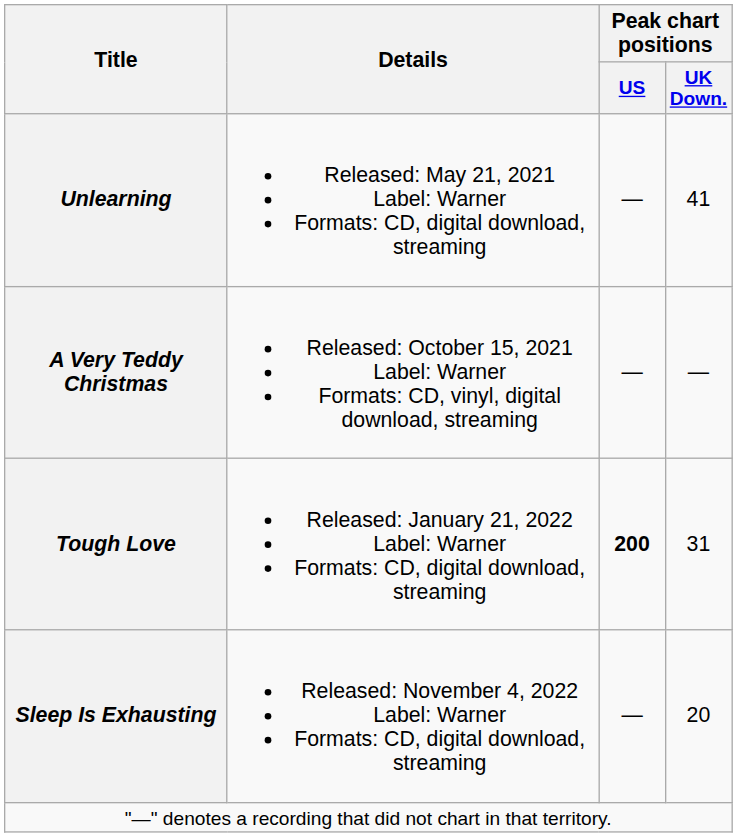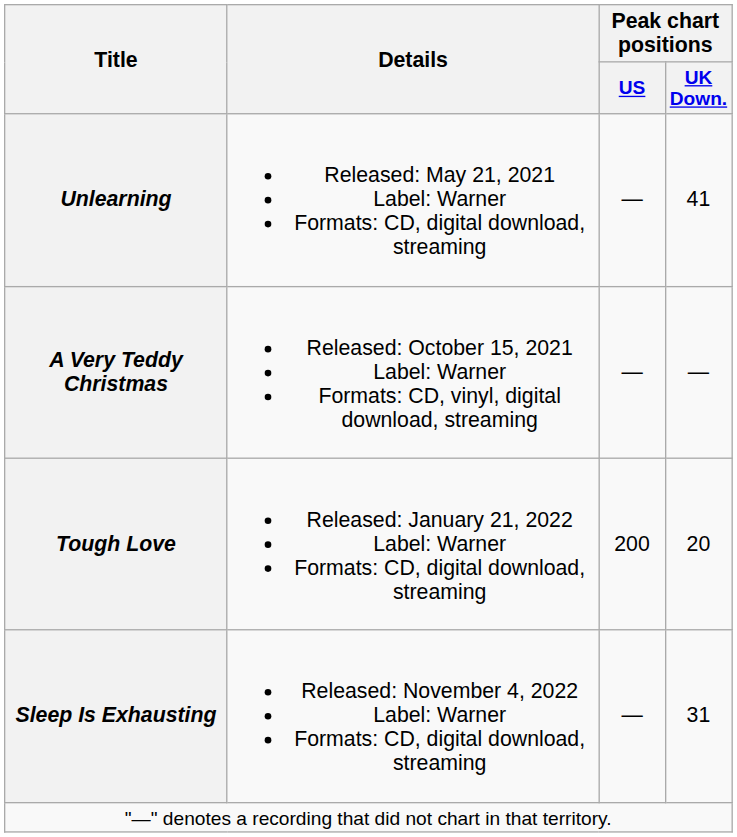(632, 543) bold -> (632, 543) normal
(698, 543) 31 -> (698, 543) 20
(698, 715) 20 -> (698, 715) 31
